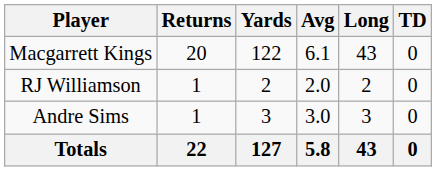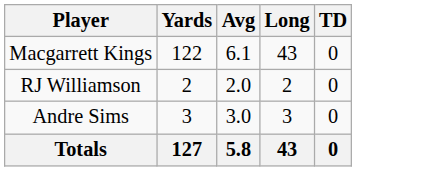- column: (196, 20)
